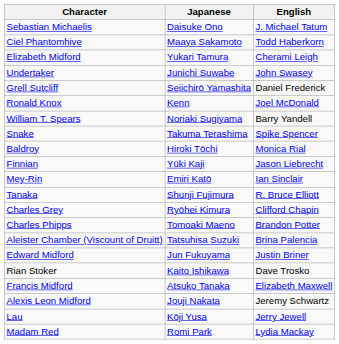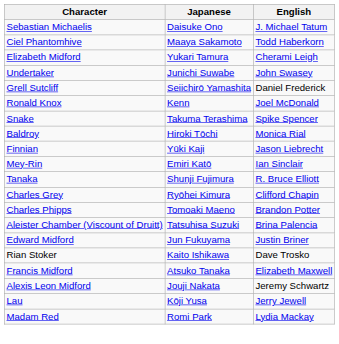- row: (44, 118)
